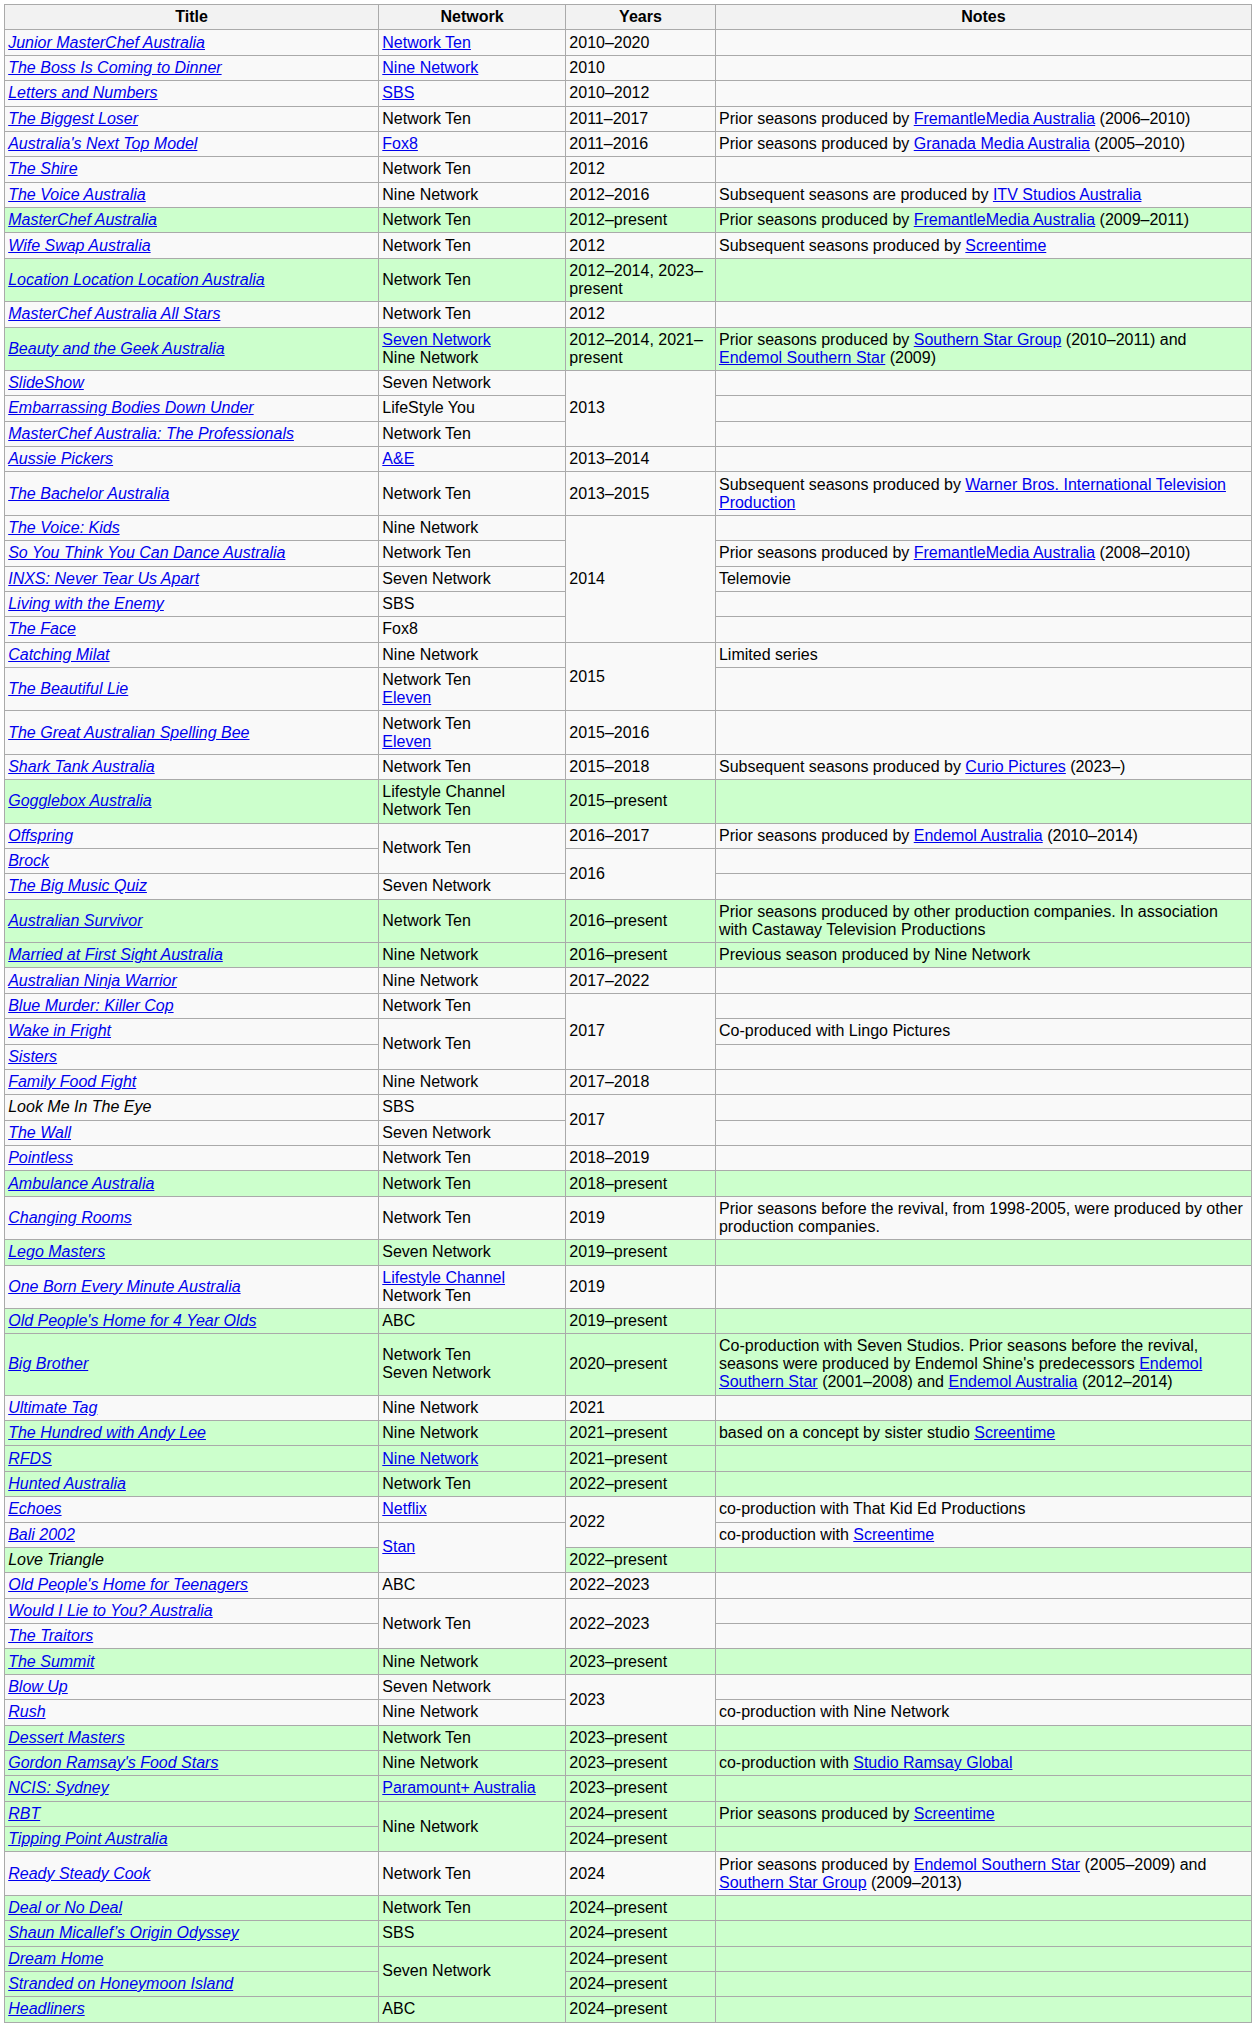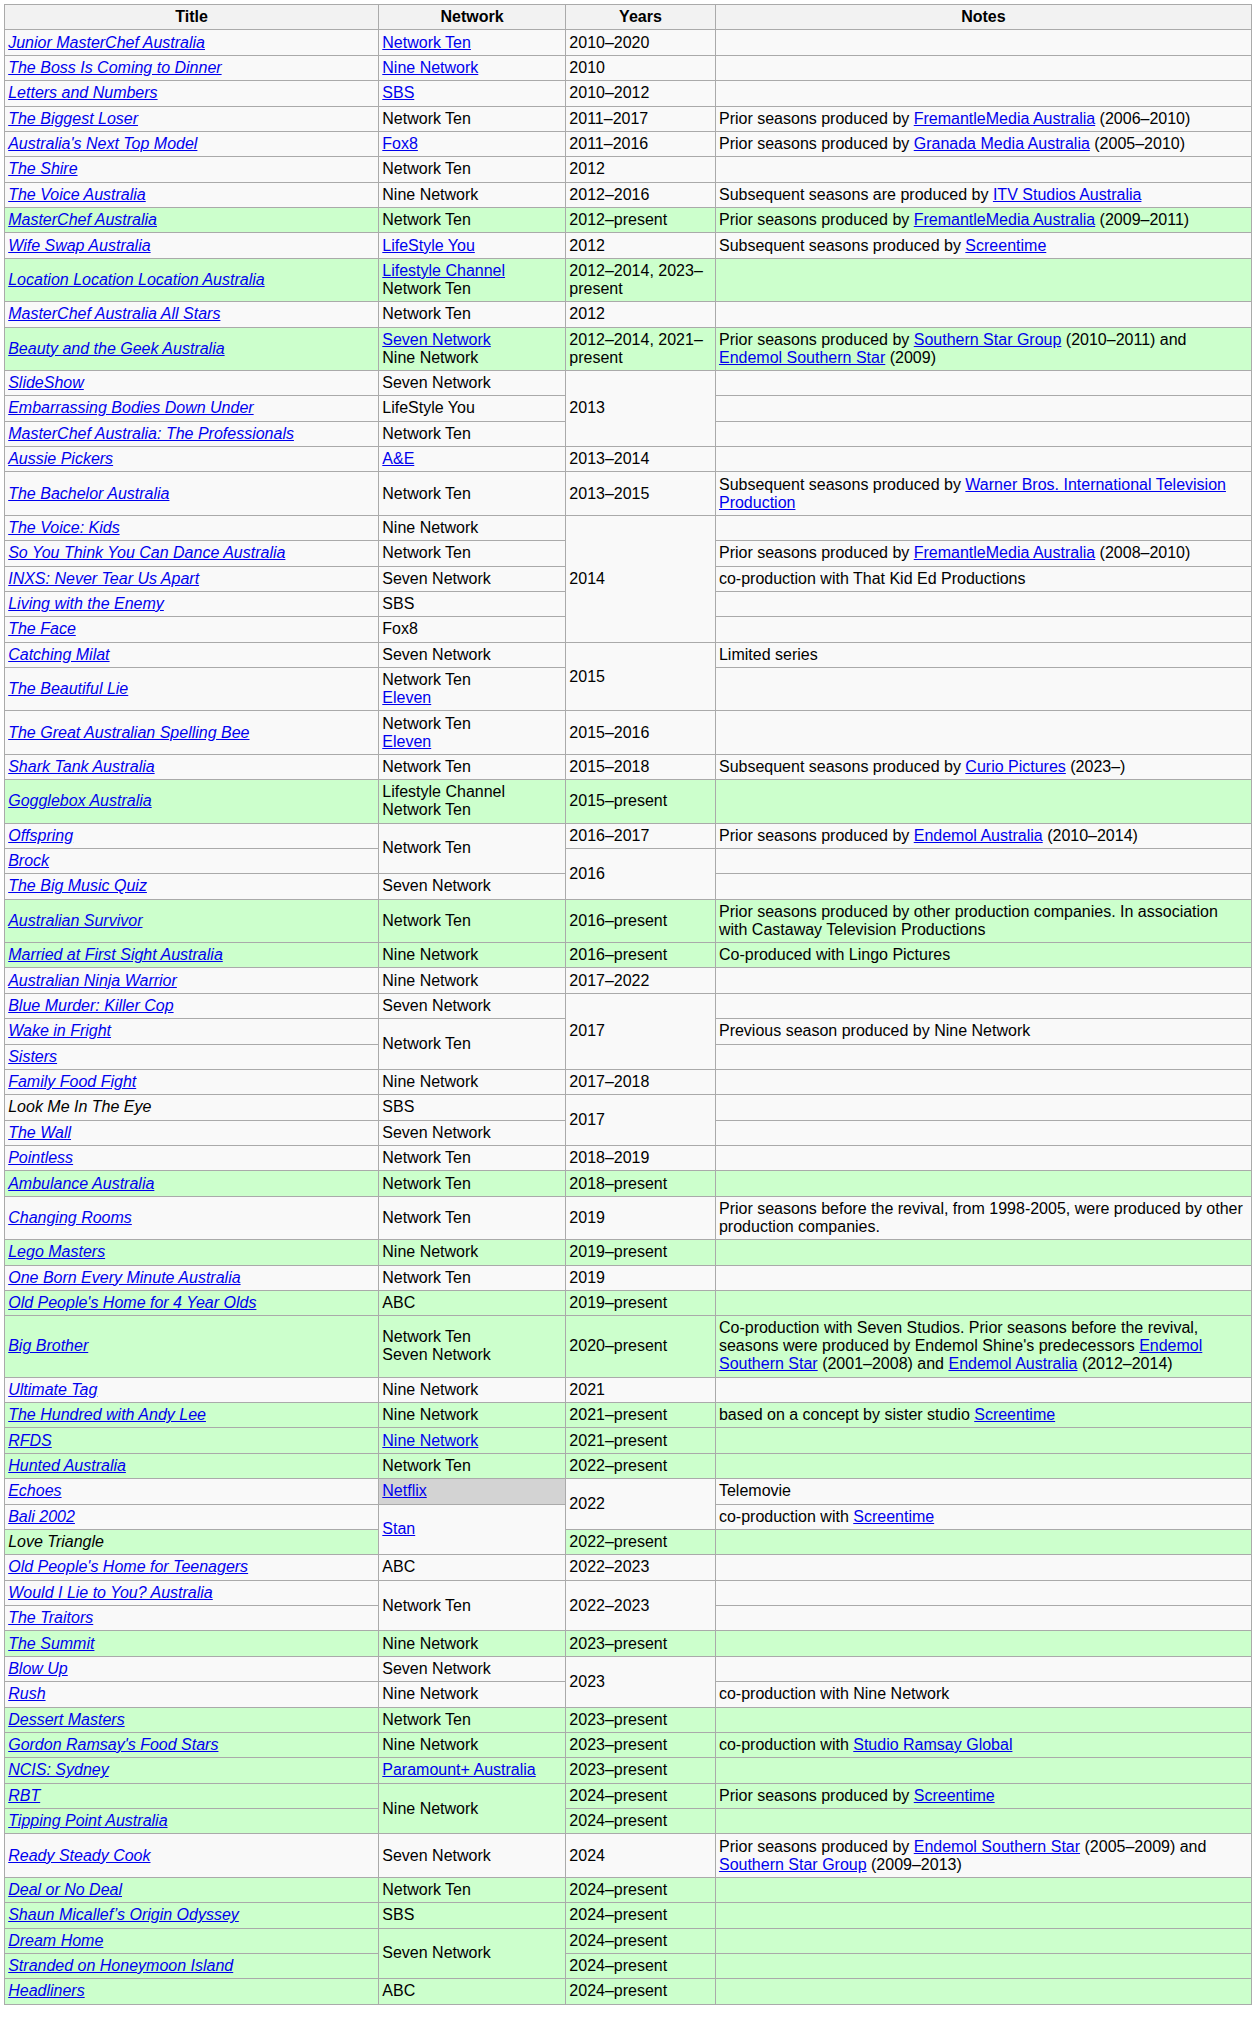(427, 245) Network Ten -> (429, 245) LifeStyle You
(427, 279) Network Ten -> (444, 279) Lifestyle Channel Network Ten
(755, 578) Telemovie -> (872, 578) co-production with That Kid Ed Productions
(430, 654) Nine Network -> (437, 654) Seven Network
(875, 955) Previous season produced by Nine Network -> (835, 955) Co-produced with Lingo Pictures
(427, 1005) Network Ten -> (437, 1005) Seven Network
(835, 1031) Co-produced with Lingo Pictures -> (875, 1031) Previous season produced by Nine Network
(437, 1252) Seven Network -> (430, 1252) Nine Network
(444, 1286) Lifestyle Channel Network Ten -> (427, 1277) Network Ten
(405, 1509) no background -> (405, 1491) lightgrey background
(872, 1509) co-production with That Kid Ed Productions -> (755, 1491) Telemovie
(427, 1873) Network Ten -> (437, 1855) Seven Network
